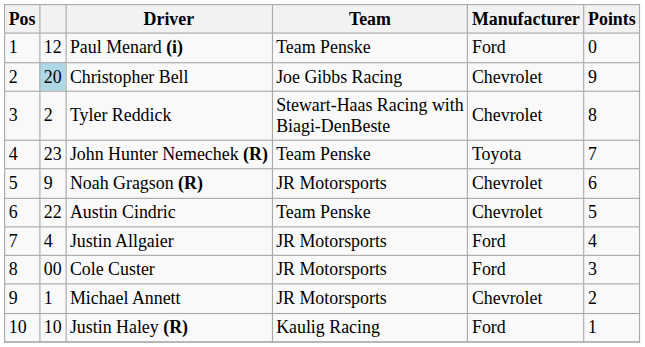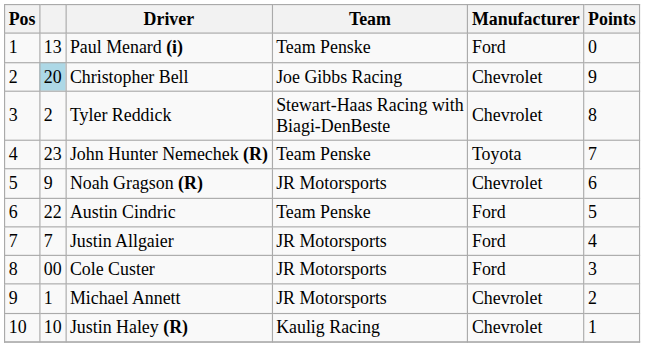(53, 47) 12 -> (53, 47) 13
(507, 211) Chevrolet -> (489, 211) Ford
(48, 240) 4 -> (48, 240) 7
(489, 326) Ford -> (507, 326) Chevrolet
